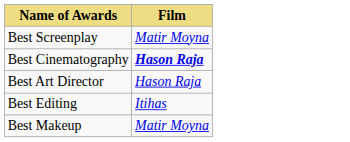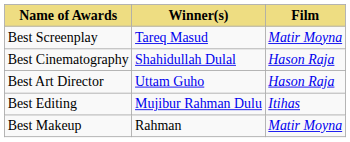+ column: (198, 15)
(169, 59) bold -> (301, 59) normal
